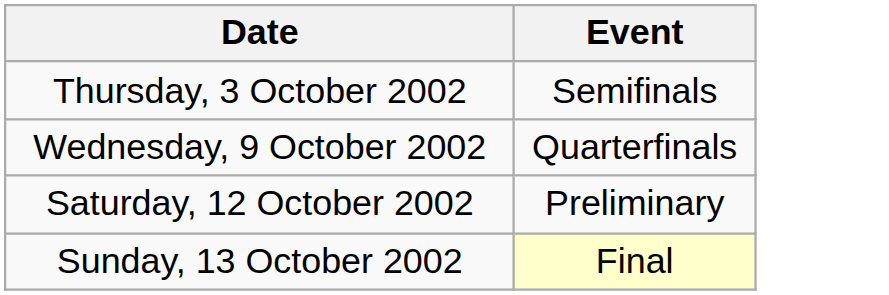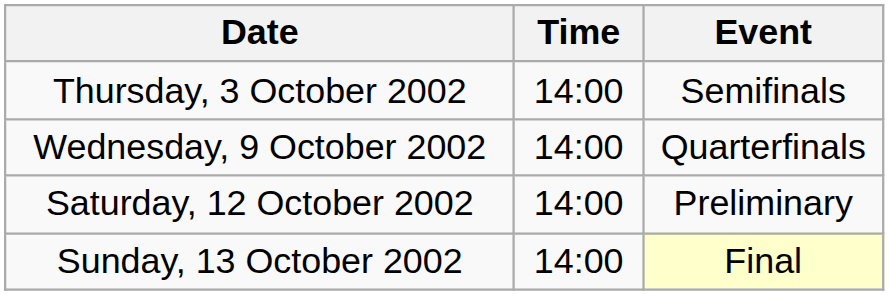+ column: (579, 32)
